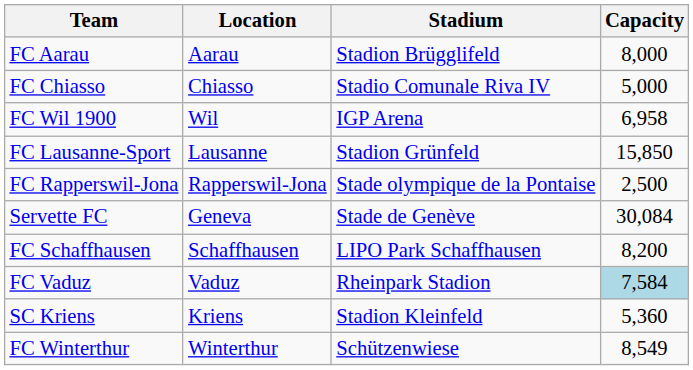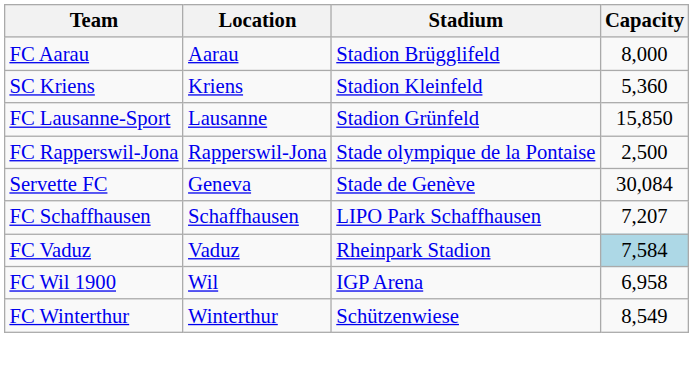- row: (57, 86)
rows swapped: (52, 315) <-> (63, 119)
(644, 250) 8,200 -> (644, 217) 7,207
